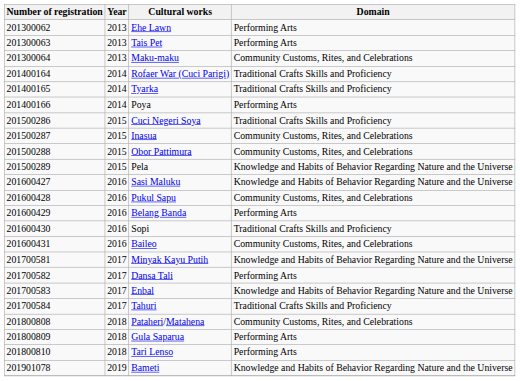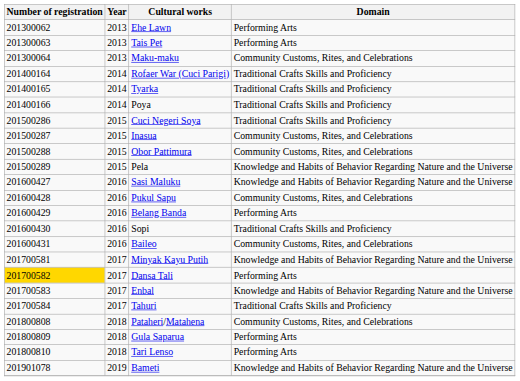(265, 105) Performing Arts -> (313, 105) Traditional Crafts Skills and Proficiency
(29, 275) no background -> (29, 275) gold background
